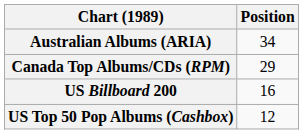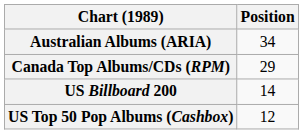(268, 91) 16 -> (268, 91) 14
